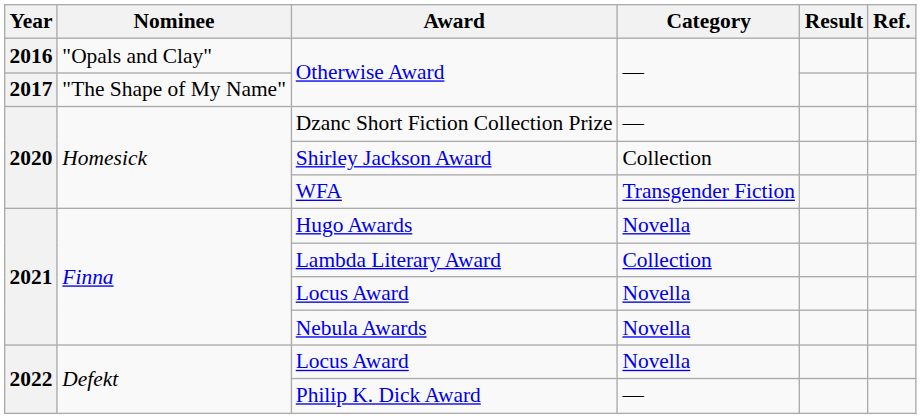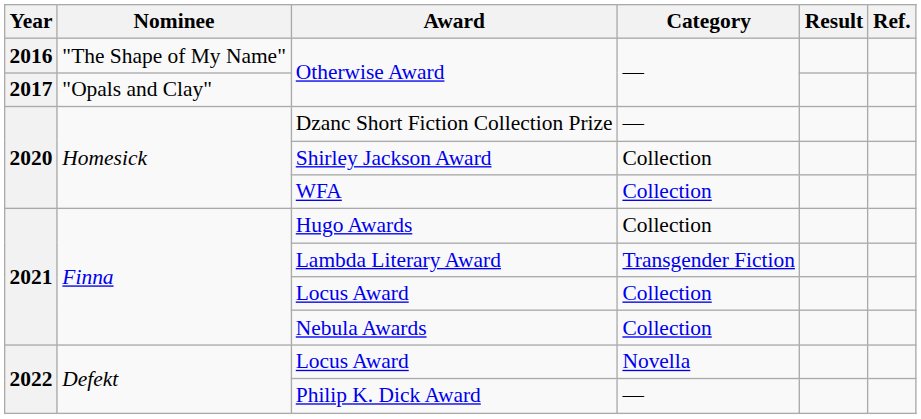(137, 55) "Opals and Clay" -> (174, 55) "The Shape of My Name"
(174, 89) "The Shape of My Name" -> (137, 89) "Opals and Clay"
(709, 191) Transgender Fiction -> (667, 191) Collection
(656, 225) Novella -> (667, 225) Collection
(667, 259) Collection -> (709, 259) Transgender Fiction
(656, 293) Novella -> (667, 293) Collection
(656, 327) Novella -> (667, 327) Collection
